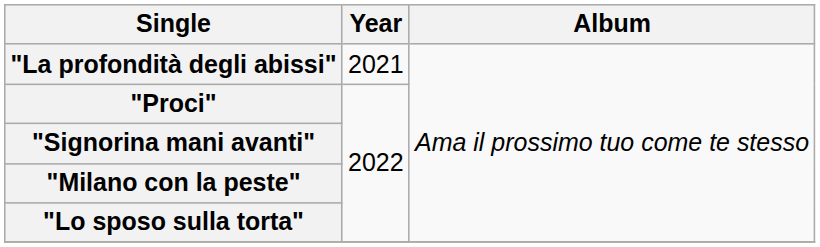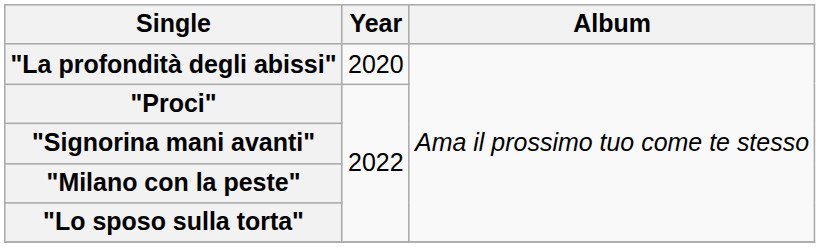(376, 63) 2021 -> (376, 63) 2020
